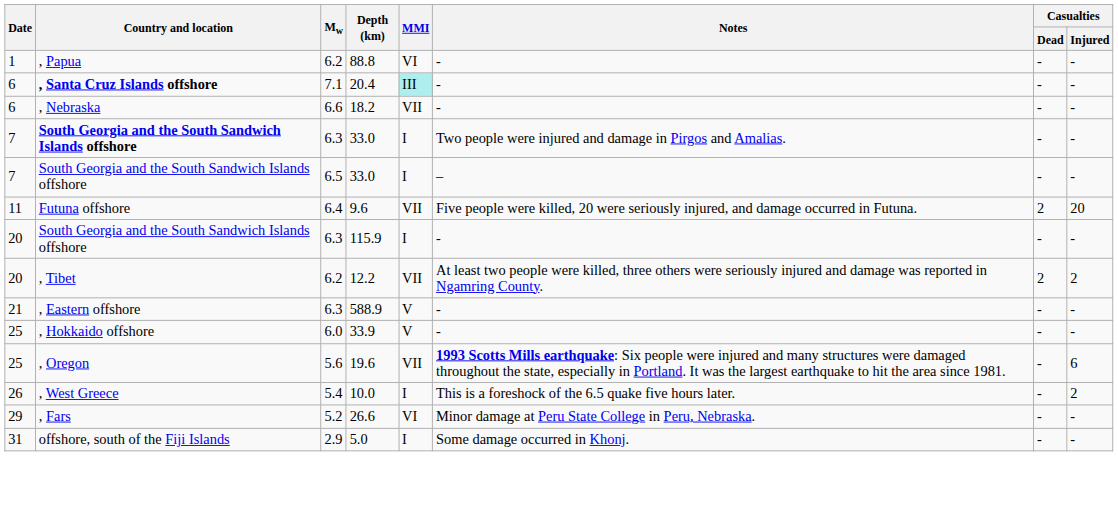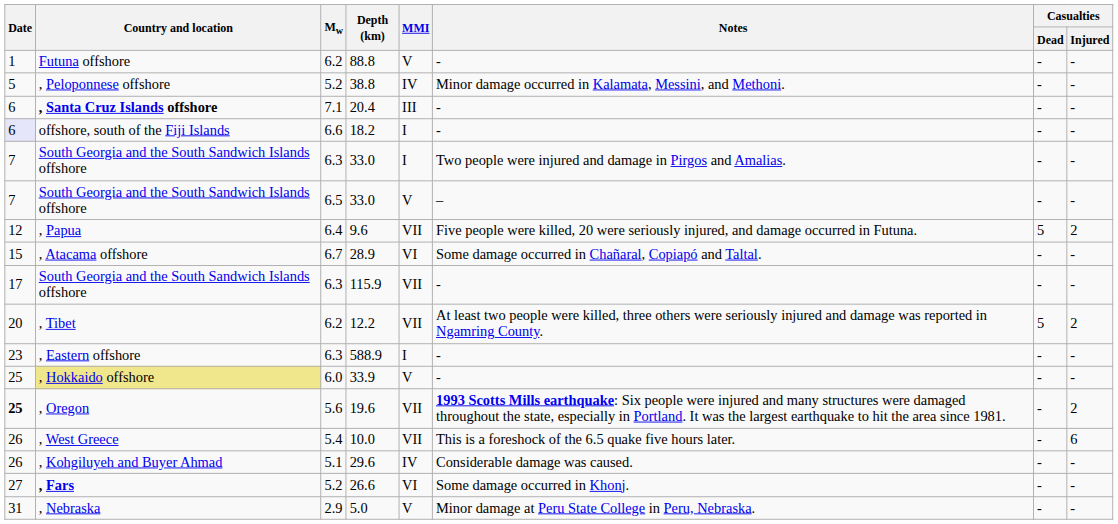(60, 61) , Papua -> (84, 61) Futuna offshore
(410, 61) VI -> (407, 61) V
+ row: (333, 84)
(409, 84) paleturquoise background -> (409, 107) no background
(12, 107) no background -> (12, 130) lavender background
(70, 107) , Nebraska -> (134, 130) offshore, south of the Fiji Islands
(412, 107) VII -> (404, 130) I
(160, 138) bold -> (174, 161) normal
(404, 177) I -> (407, 200) V
(15, 208) 11 -> (15, 231) 12
(84, 208) Futuna offshore -> (60, 231) , Papua
(1041, 208) 2 -> (1041, 231) 5
(1078, 208) 20 -> (1074, 231) 2
+ row: (333, 253)
(15, 239) 20 -> (15, 284) 17
(404, 239) I -> (412, 284) VII
(1041, 278) 2 -> (1041, 323) 5
(15, 309) 21 -> (15, 354) 23
(407, 309) V -> (404, 354) I
(96, 331) no background -> (96, 377) khaki background
(15, 362) normal -> (15, 408) bold
(1074, 362) 6 -> (1074, 408) 2
(404, 393) I -> (412, 439) VII
(1074, 393) 2 -> (1074, 439) 6
+ row: (333, 462)
(15, 416) 29 -> (15, 485) 27
(55, 416) normal -> (56, 485) bold
(596, 416) Minor damage at Peru State College in Peru, Nebraska. -> (533, 485) Some damage occurred in Khonj.
(134, 439) offshore, south of the Fiji Islands -> (70, 507) , Nebraska
(404, 439) I -> (407, 507) V
(533, 439) Some damage occurred in Khonj. -> (596, 507) Minor damage at Peru State College in Peru, Nebraska.
